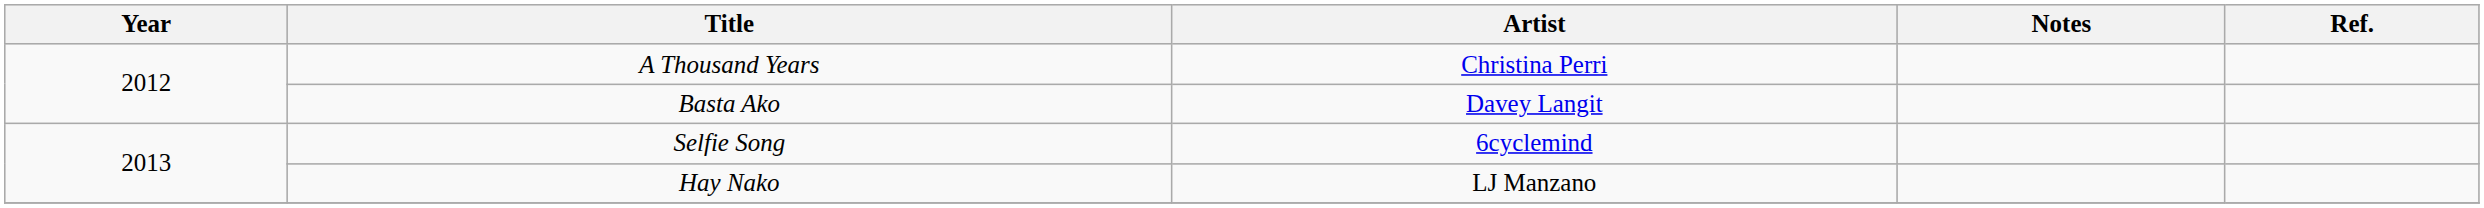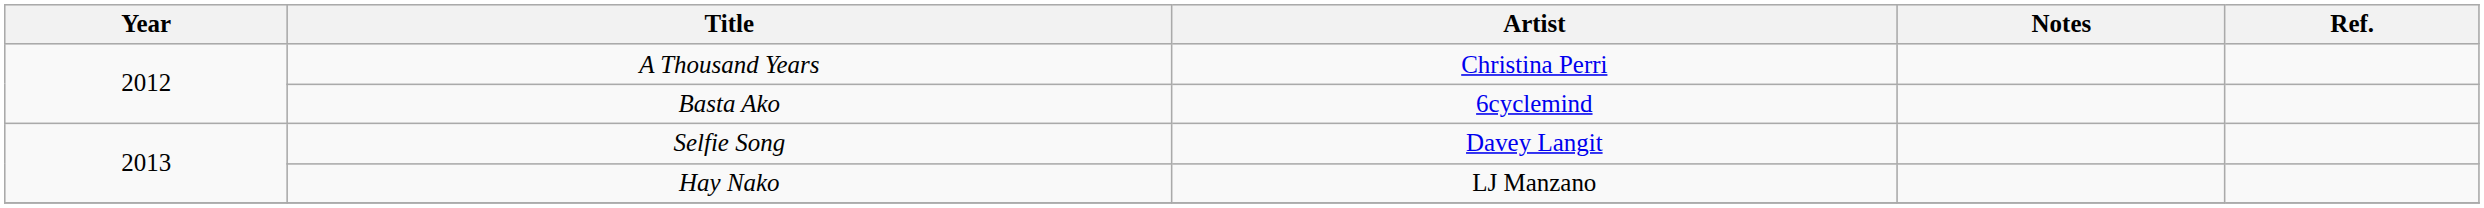(1534, 103) Davey Langit -> (1534, 103) 6cyclemind
(1534, 143) 6cyclemind -> (1534, 143) Davey Langit
